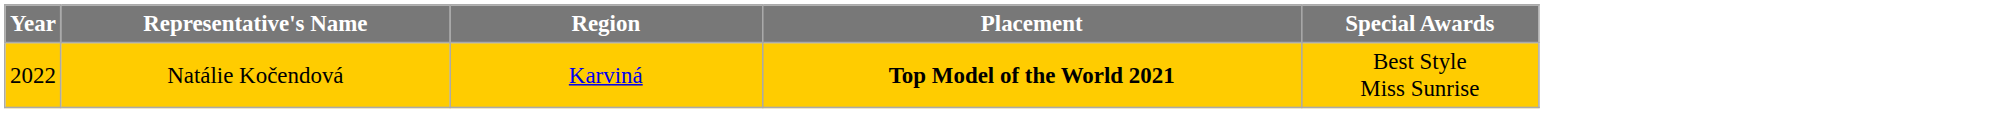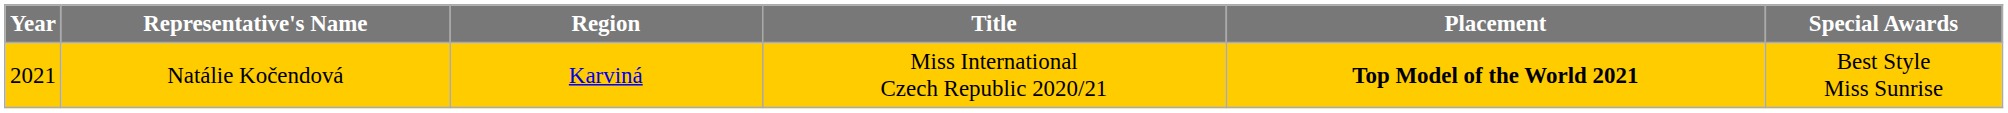+ column: (994, 23)
(33, 75) 2022 -> (33, 75) 2021
